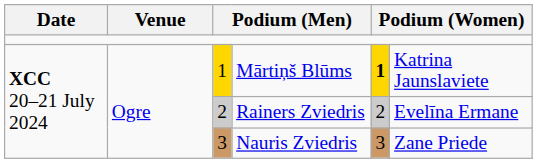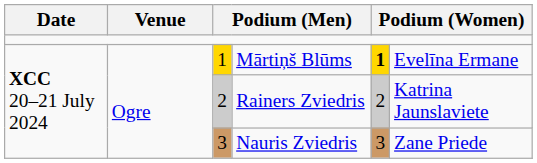(441, 70) Katrina Jaunslaviete -> (456, 59) Evelīna Ermane
(456, 111) Evelīna Ermane -> (441, 101) Katrina Jaunslaviete
